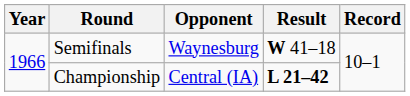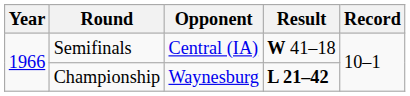(214, 47) Waynesburg -> (213, 47) Central (IA)
(213, 76) Central (IA) -> (214, 76) Waynesburg
